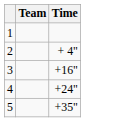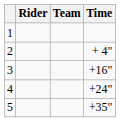+ column: (33, 13)
